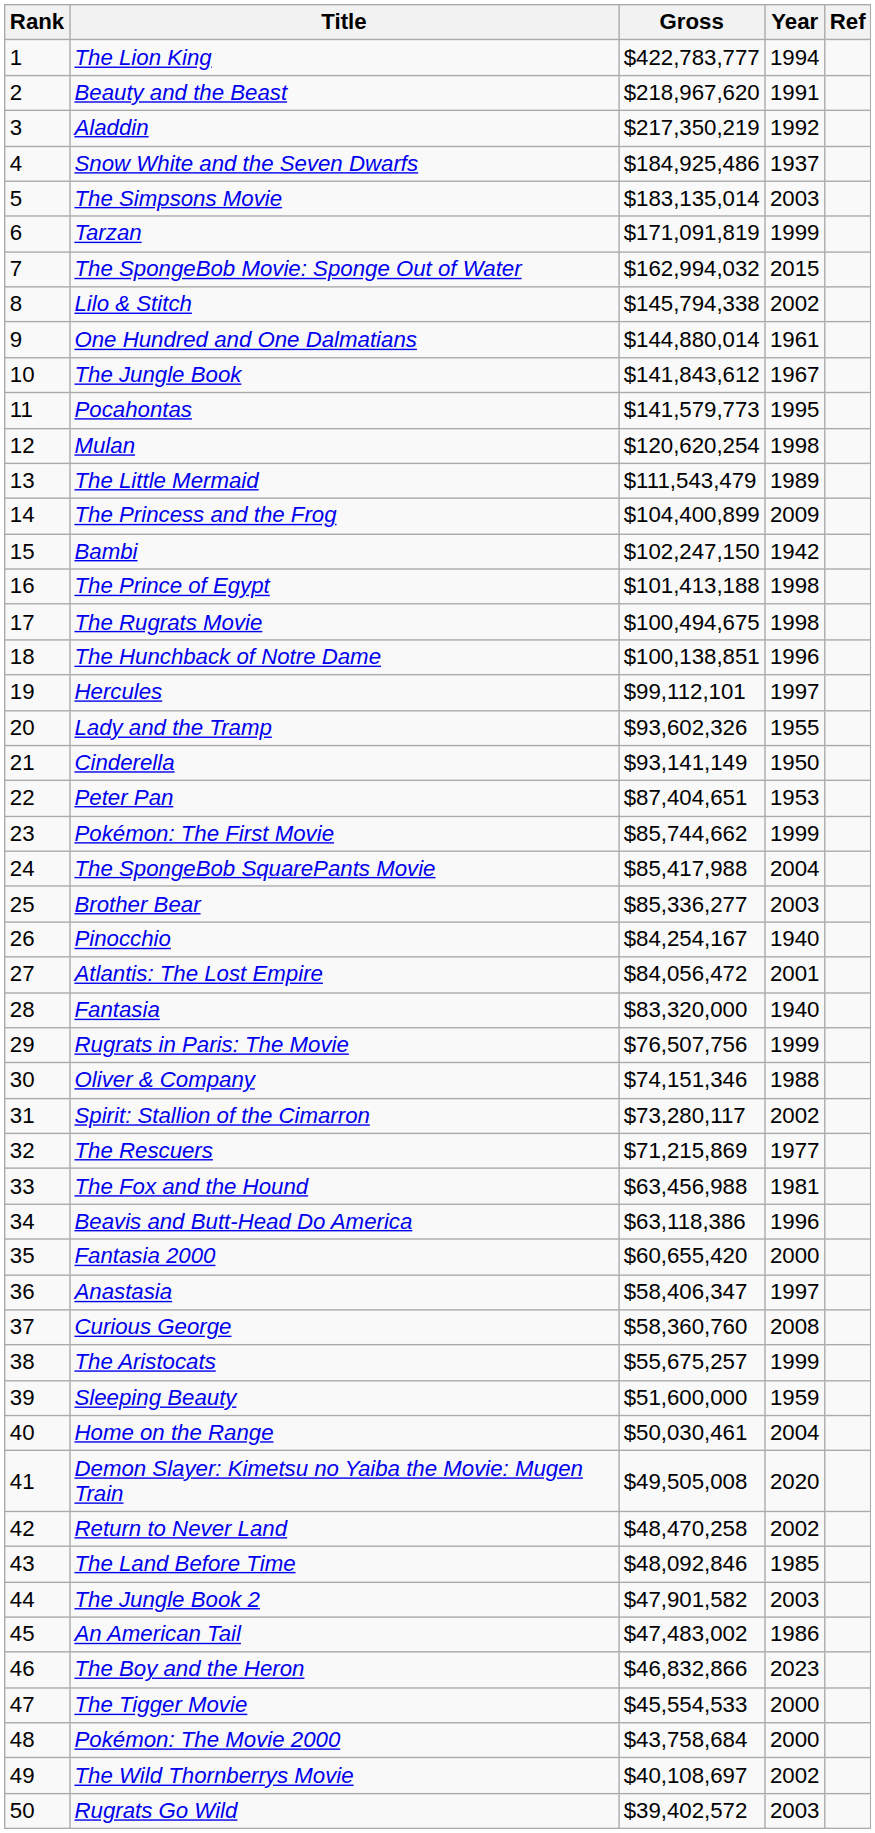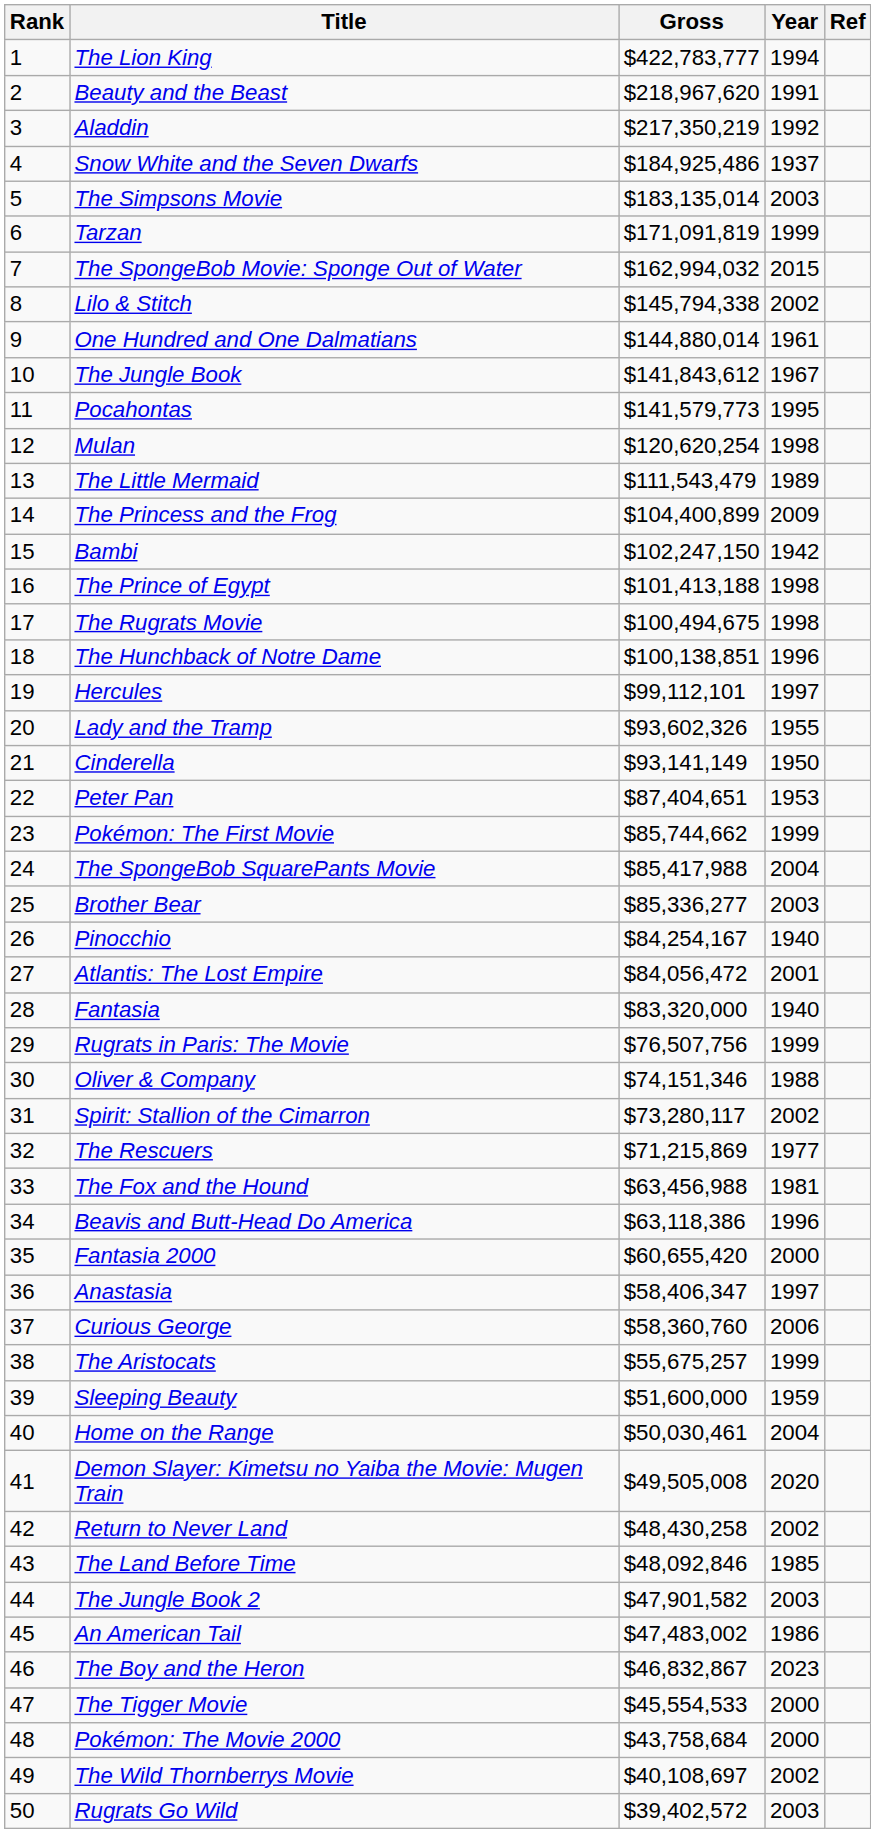(795, 1327) 2008 -> (795, 1327) 2006
(686, 1528) $48,470,258 -> (686, 1528) $48,430,258
(686, 1669) $46,832,866 -> (686, 1669) $46,832,867
